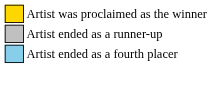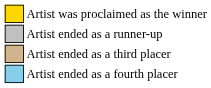+ row: (99, 53)
